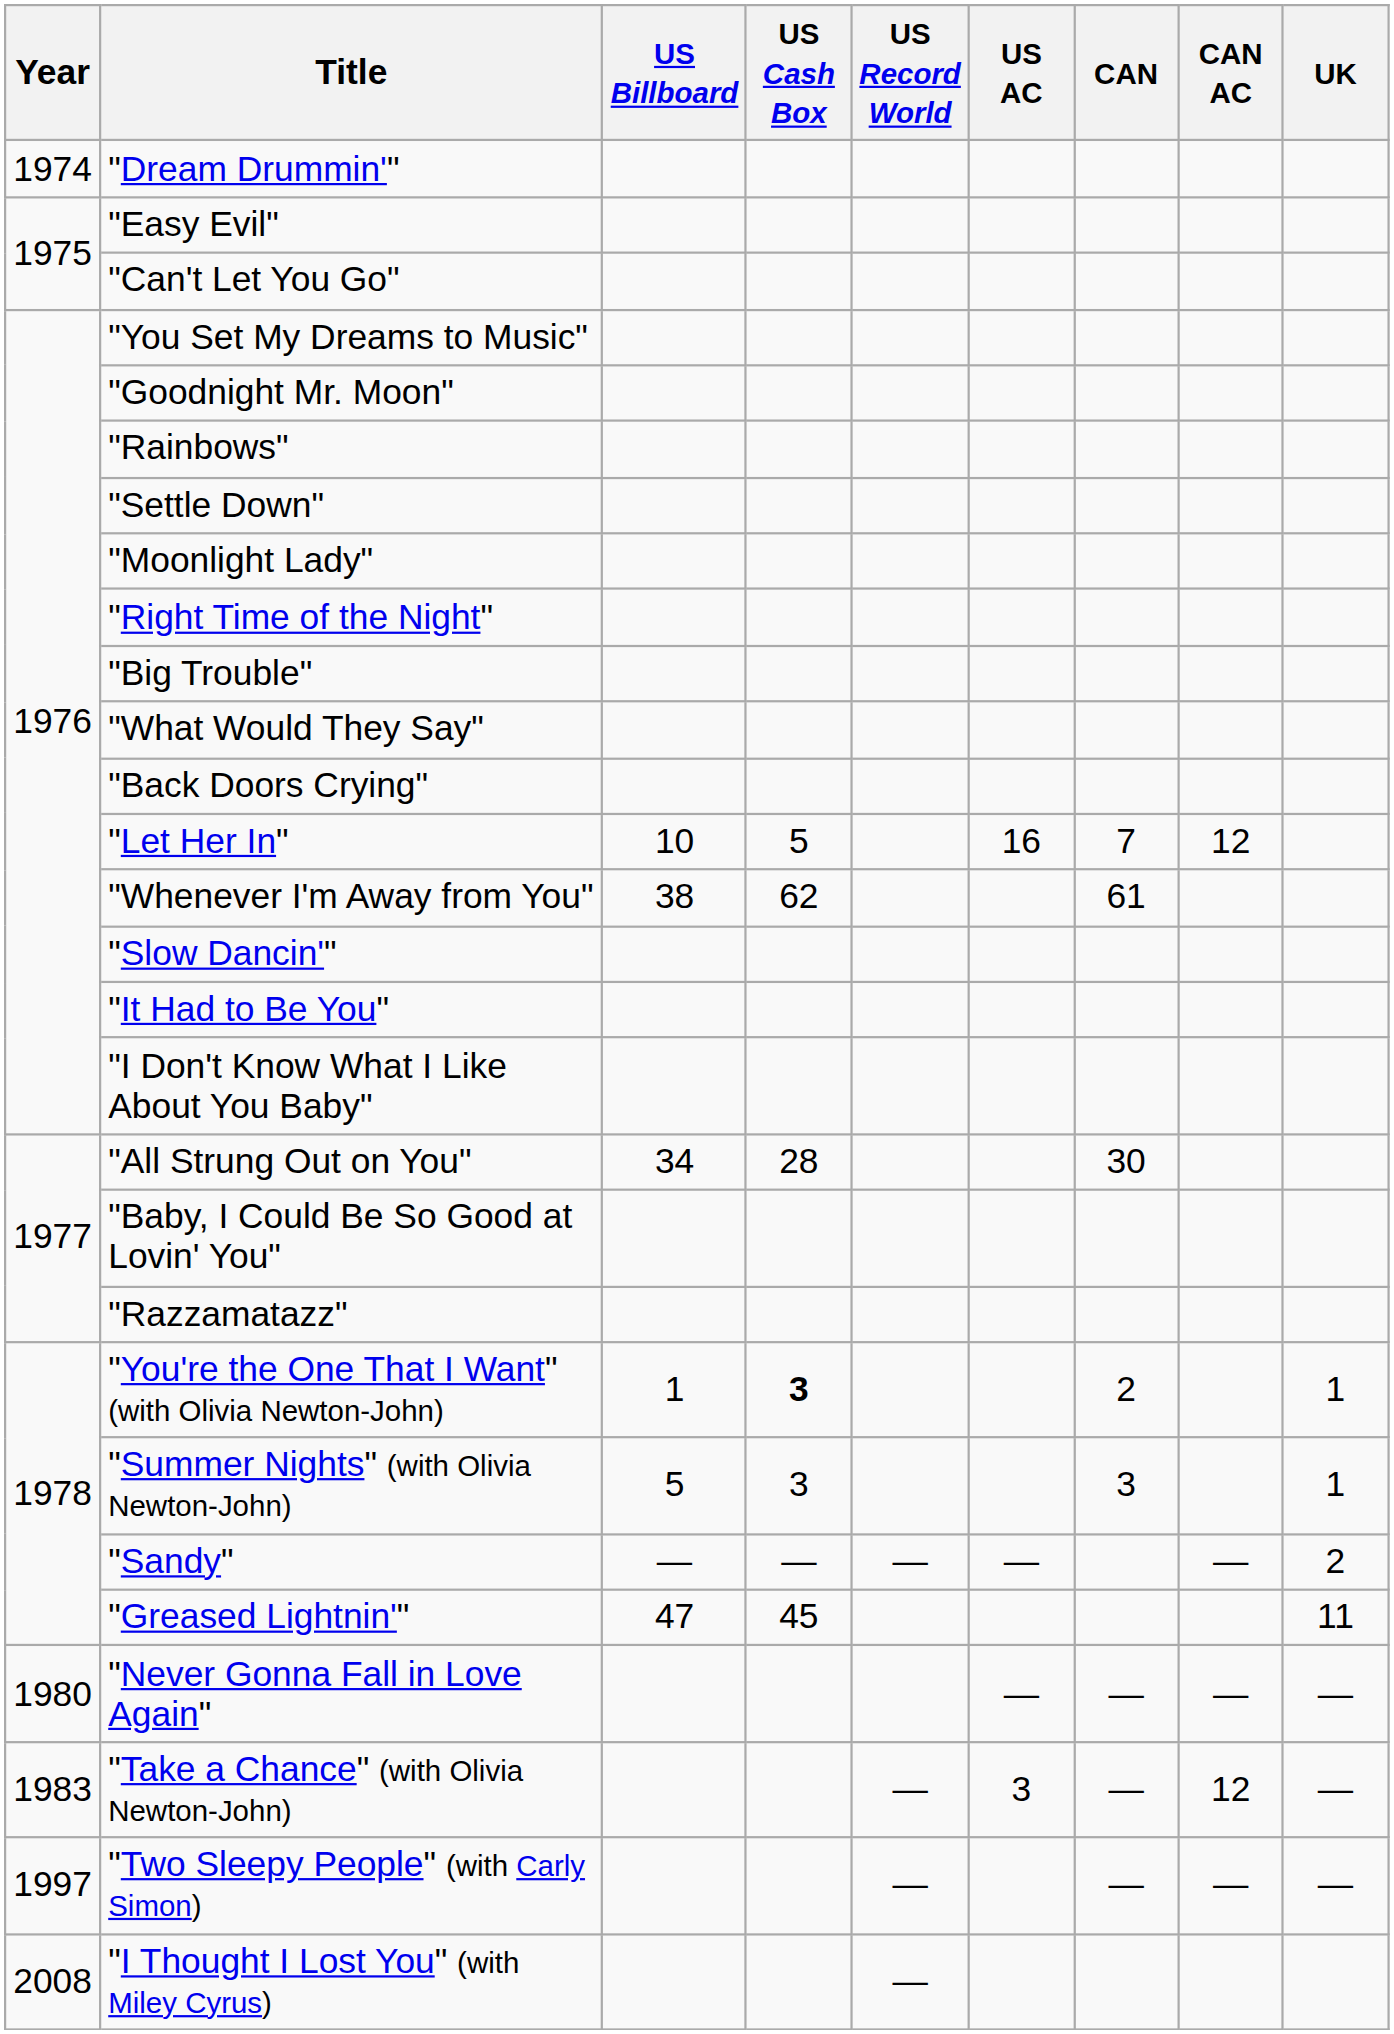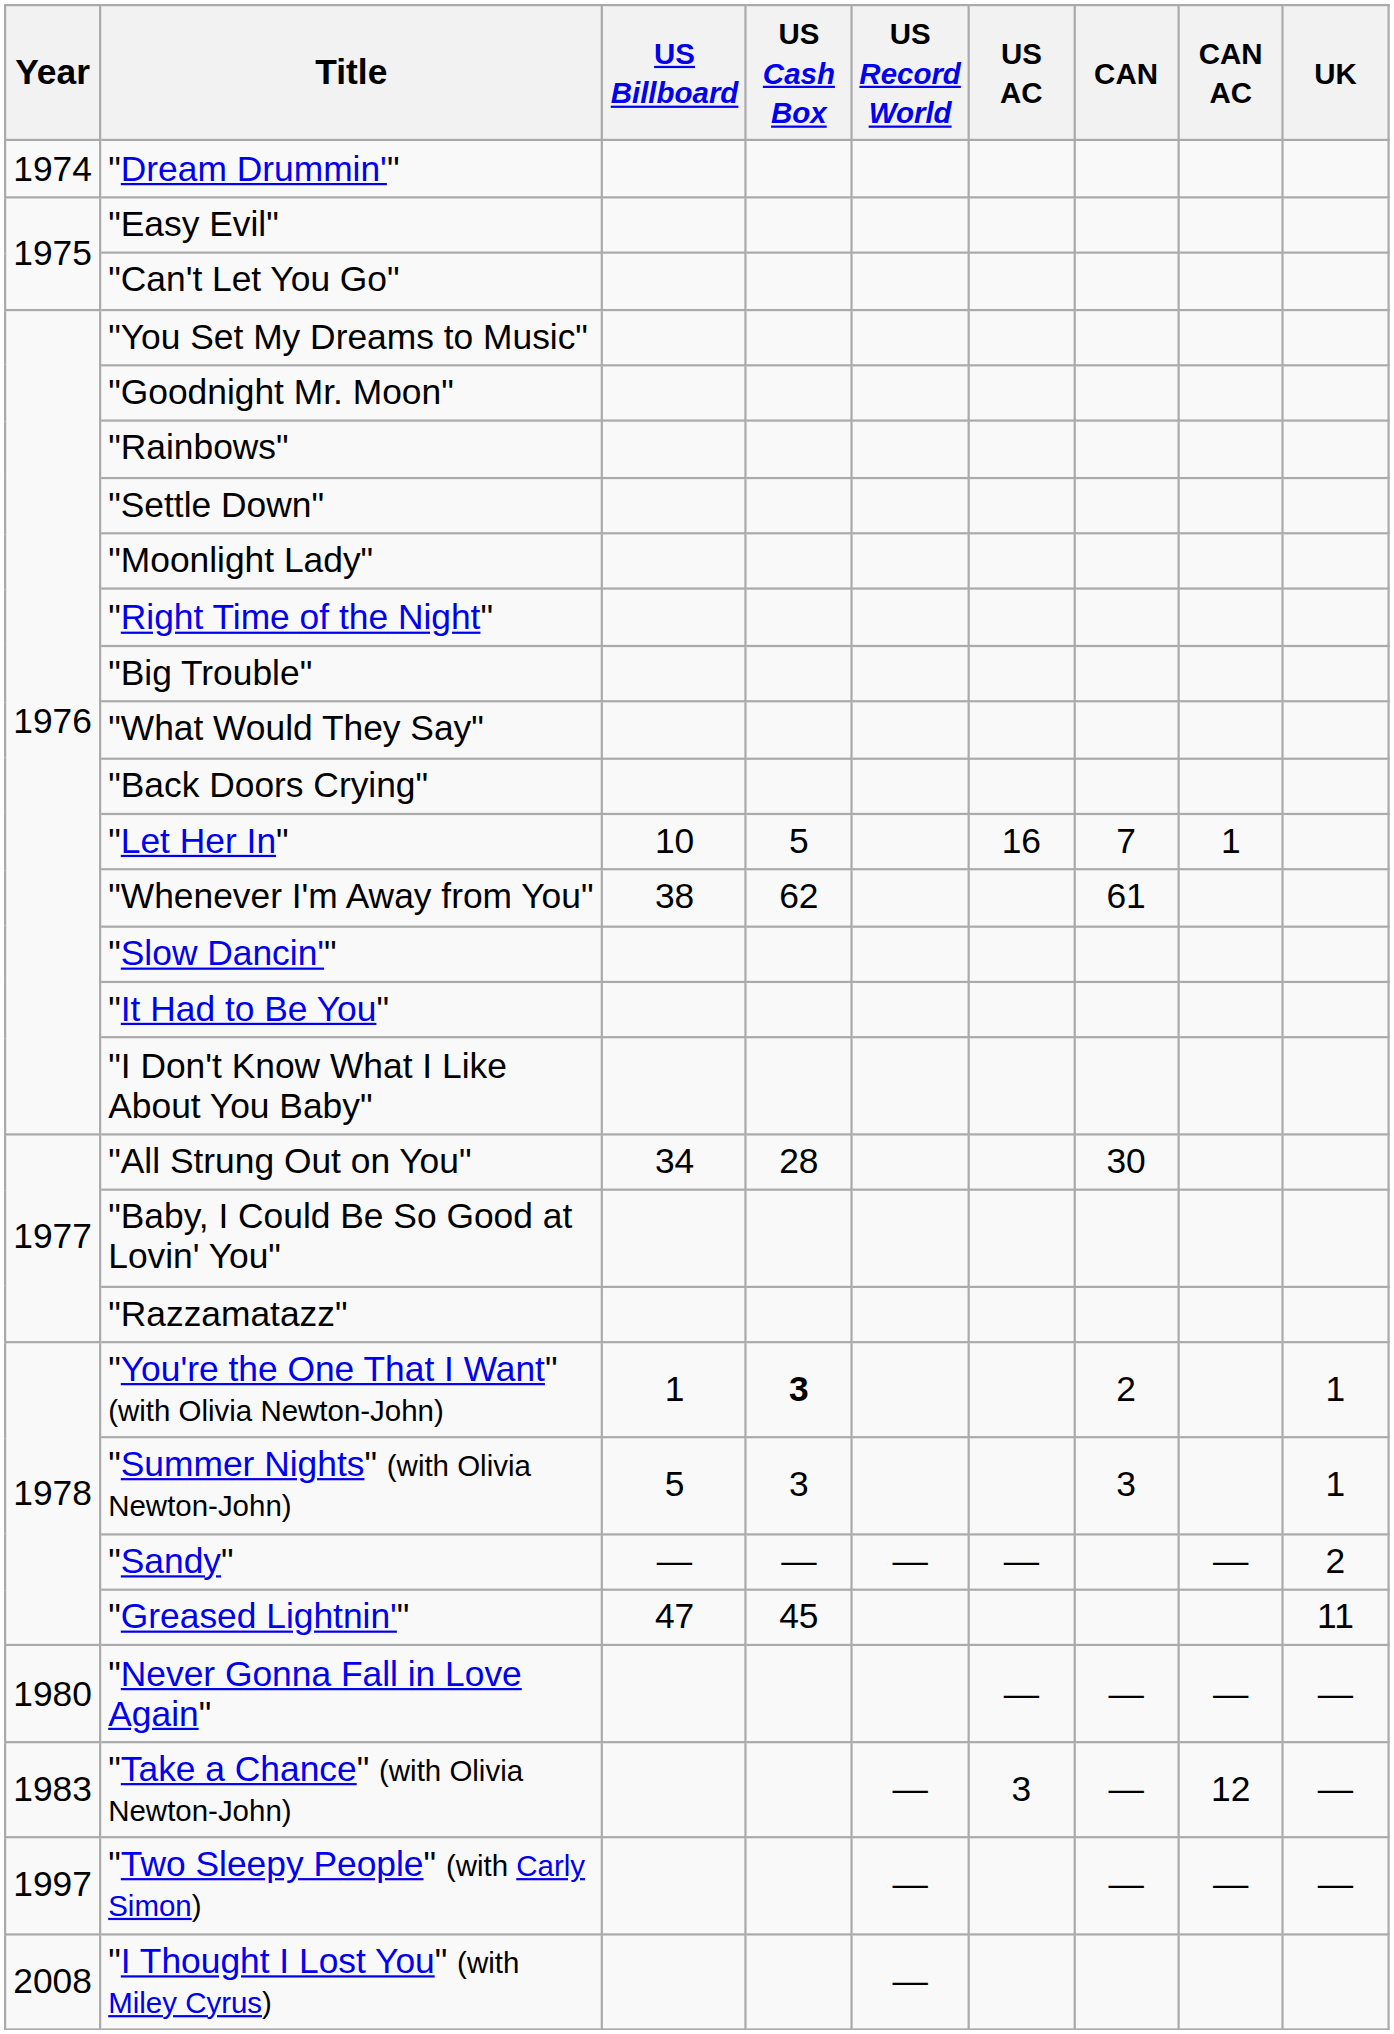(1231, 841) 12 -> (1231, 841) 1
